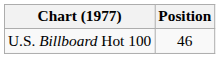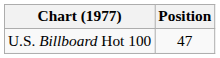(185, 41) 46 -> (185, 41) 47
